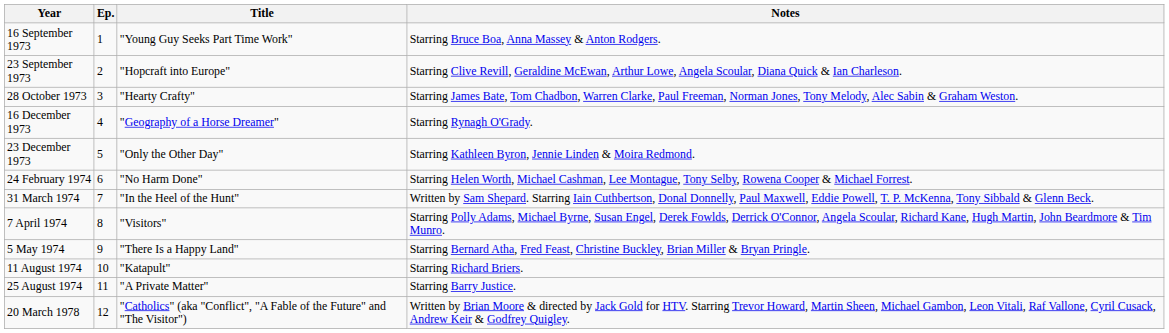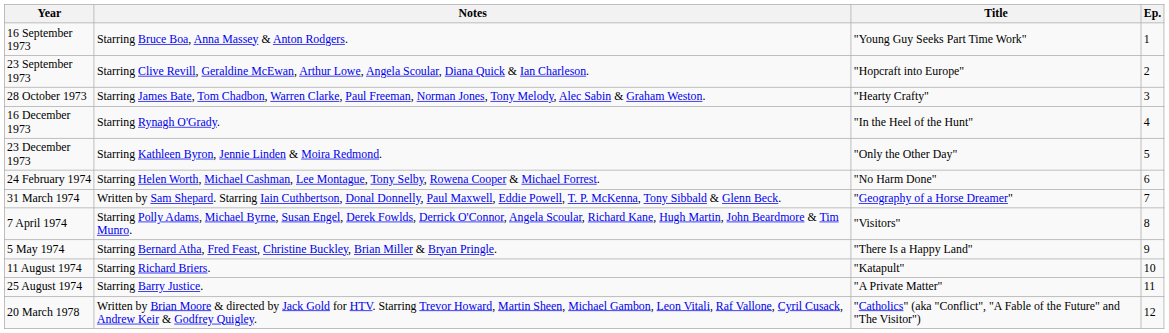columns swapped: (106, 13) <-> (785, 13)
(199, 122) "Geography of a Horse Dreamer" -> (913, 122) "In the Heel of the Hunt"
(179, 198) "In the Heel of the Hunt" -> (933, 198) "Geography of a Horse Dreamer"
